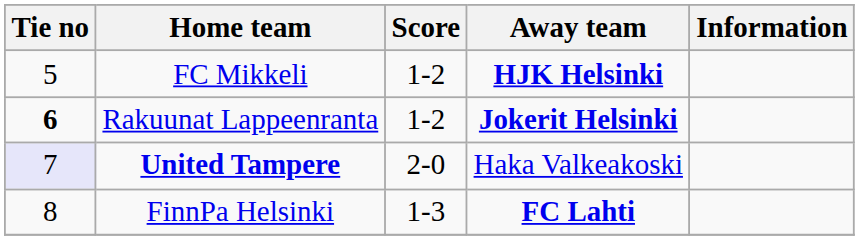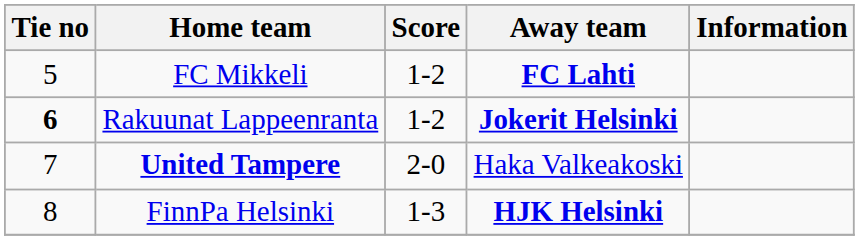(578, 73) HJK Helsinki -> (578, 73) FC Lahti
(50, 165) lavender background -> (50, 165) no background
(578, 211) FC Lahti -> (578, 211) HJK Helsinki
